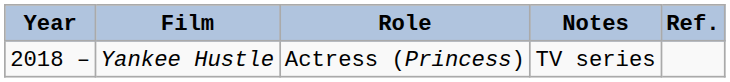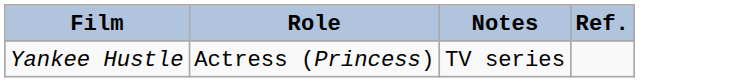- column: (50, 23)
